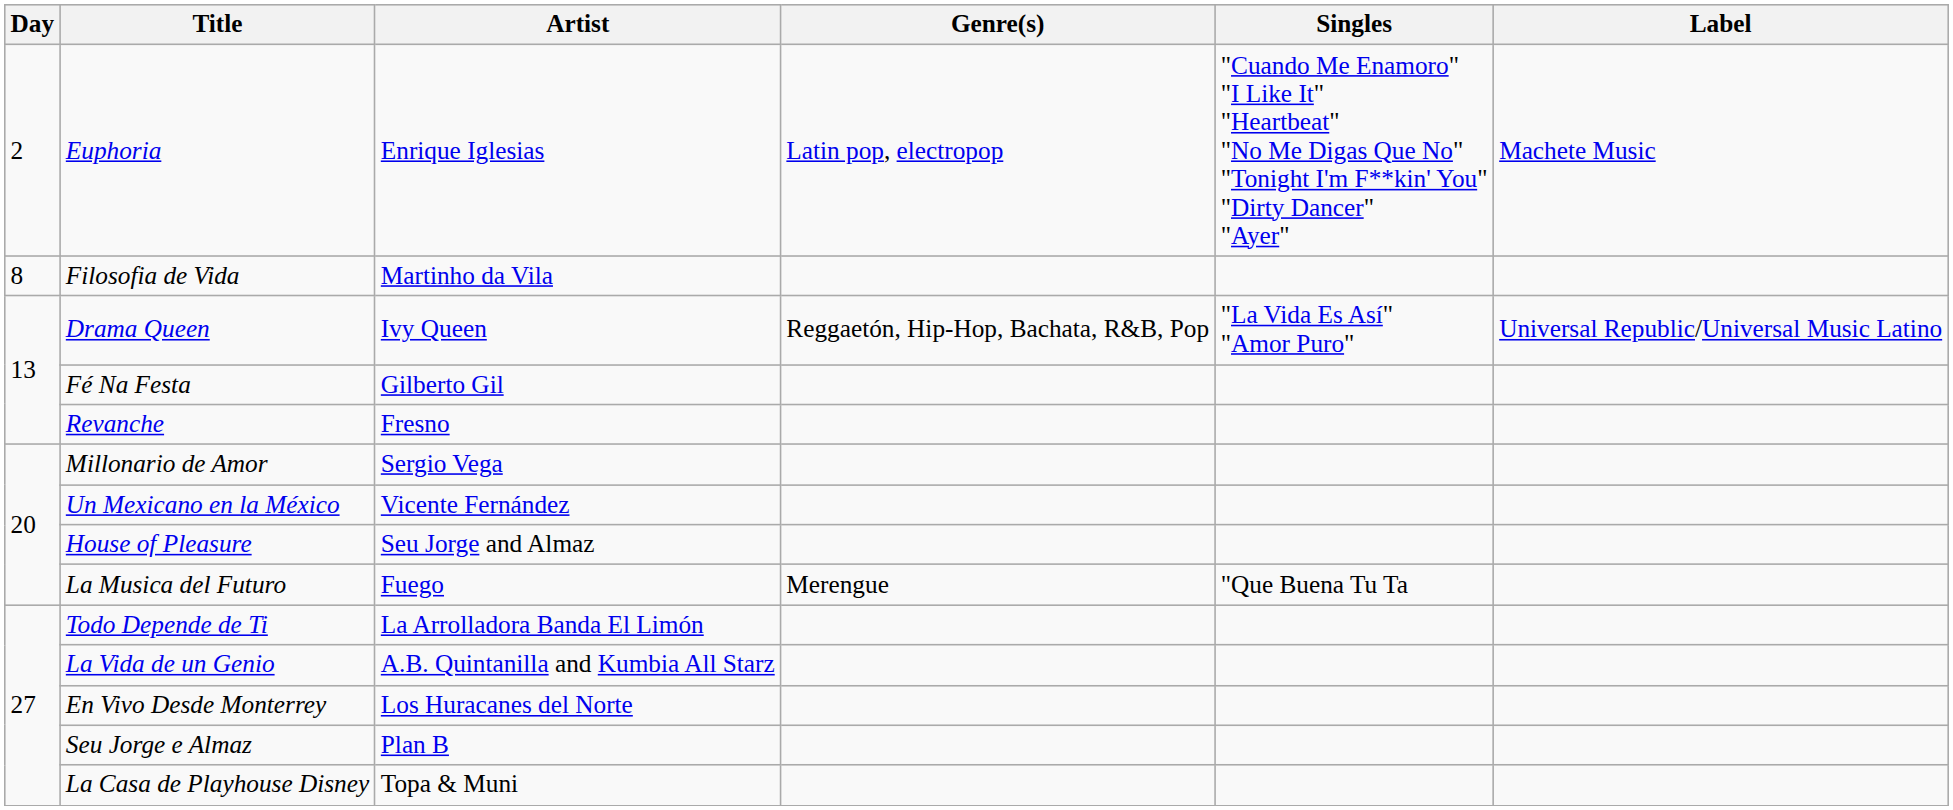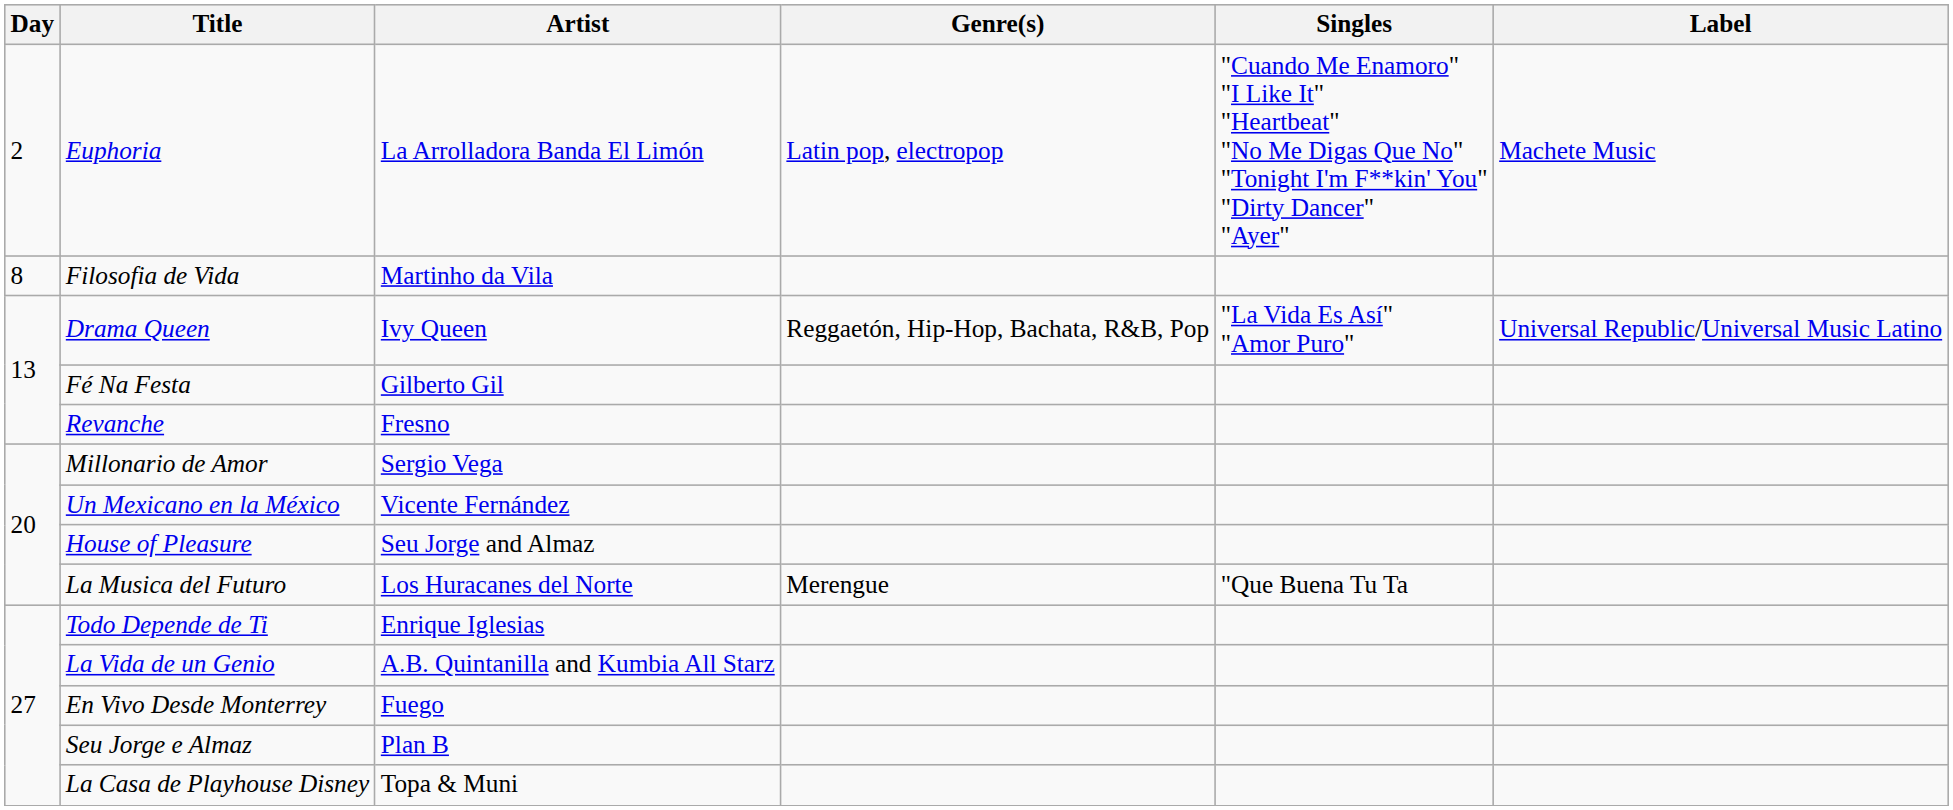(463, 149) Enrique Iglesias -> (542, 149) La Arrolladora Banda El Limón
(412, 584) Fuego -> (507, 584) Los Huracanes del Norte
(542, 624) La Arrolladora Banda El Limón -> (463, 624) Enrique Iglesias
(507, 704) Los Huracanes del Norte -> (412, 704) Fuego
